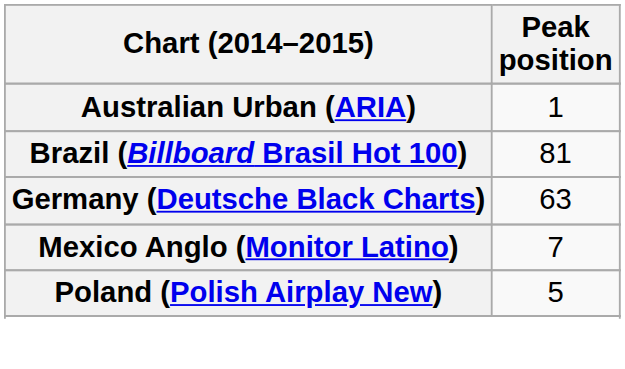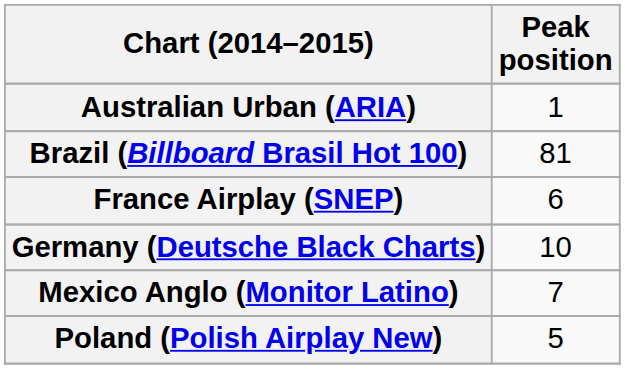+ row: (248, 199)
(556, 199) 63 -> (556, 246) 10
